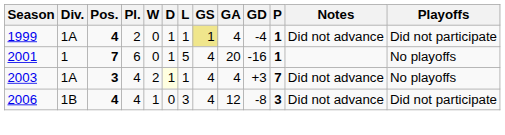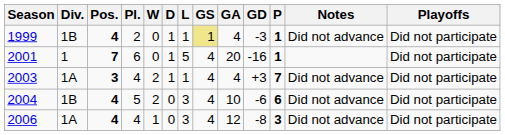(69, 36) 1A -> (69, 36) 1B
(261, 36) -4 -> (261, 36) -3
(423, 57) No playoffs -> (443, 57) Did not participate
(171, 78) lightyellow background -> (171, 78) no background
(423, 78) No playoffs -> (443, 78) Did not participate
+ row: (22, 99)
(69, 99) 1B -> (69, 120) 1A
